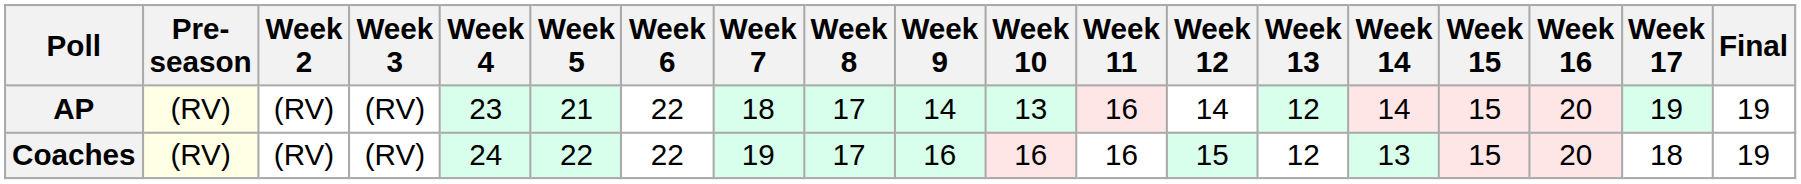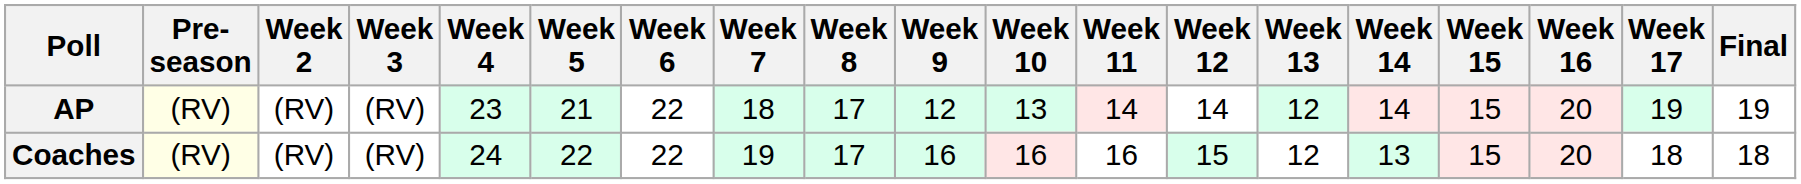(940, 109) 14 -> (940, 109) 12
(1122, 109) 16 -> (1122, 109) 14
(1754, 156) 19 -> (1754, 156) 18
